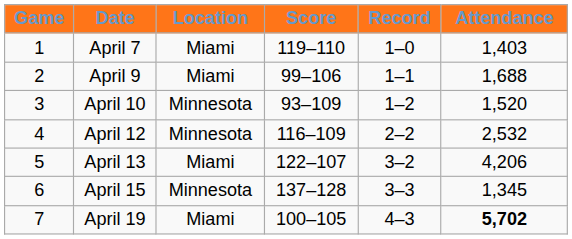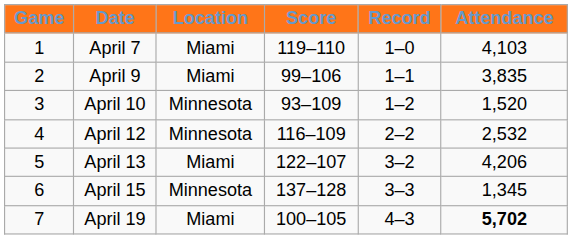(504, 47) 1,403 -> (504, 47) 4,103
(504, 76) 1,688 -> (504, 76) 3,835
